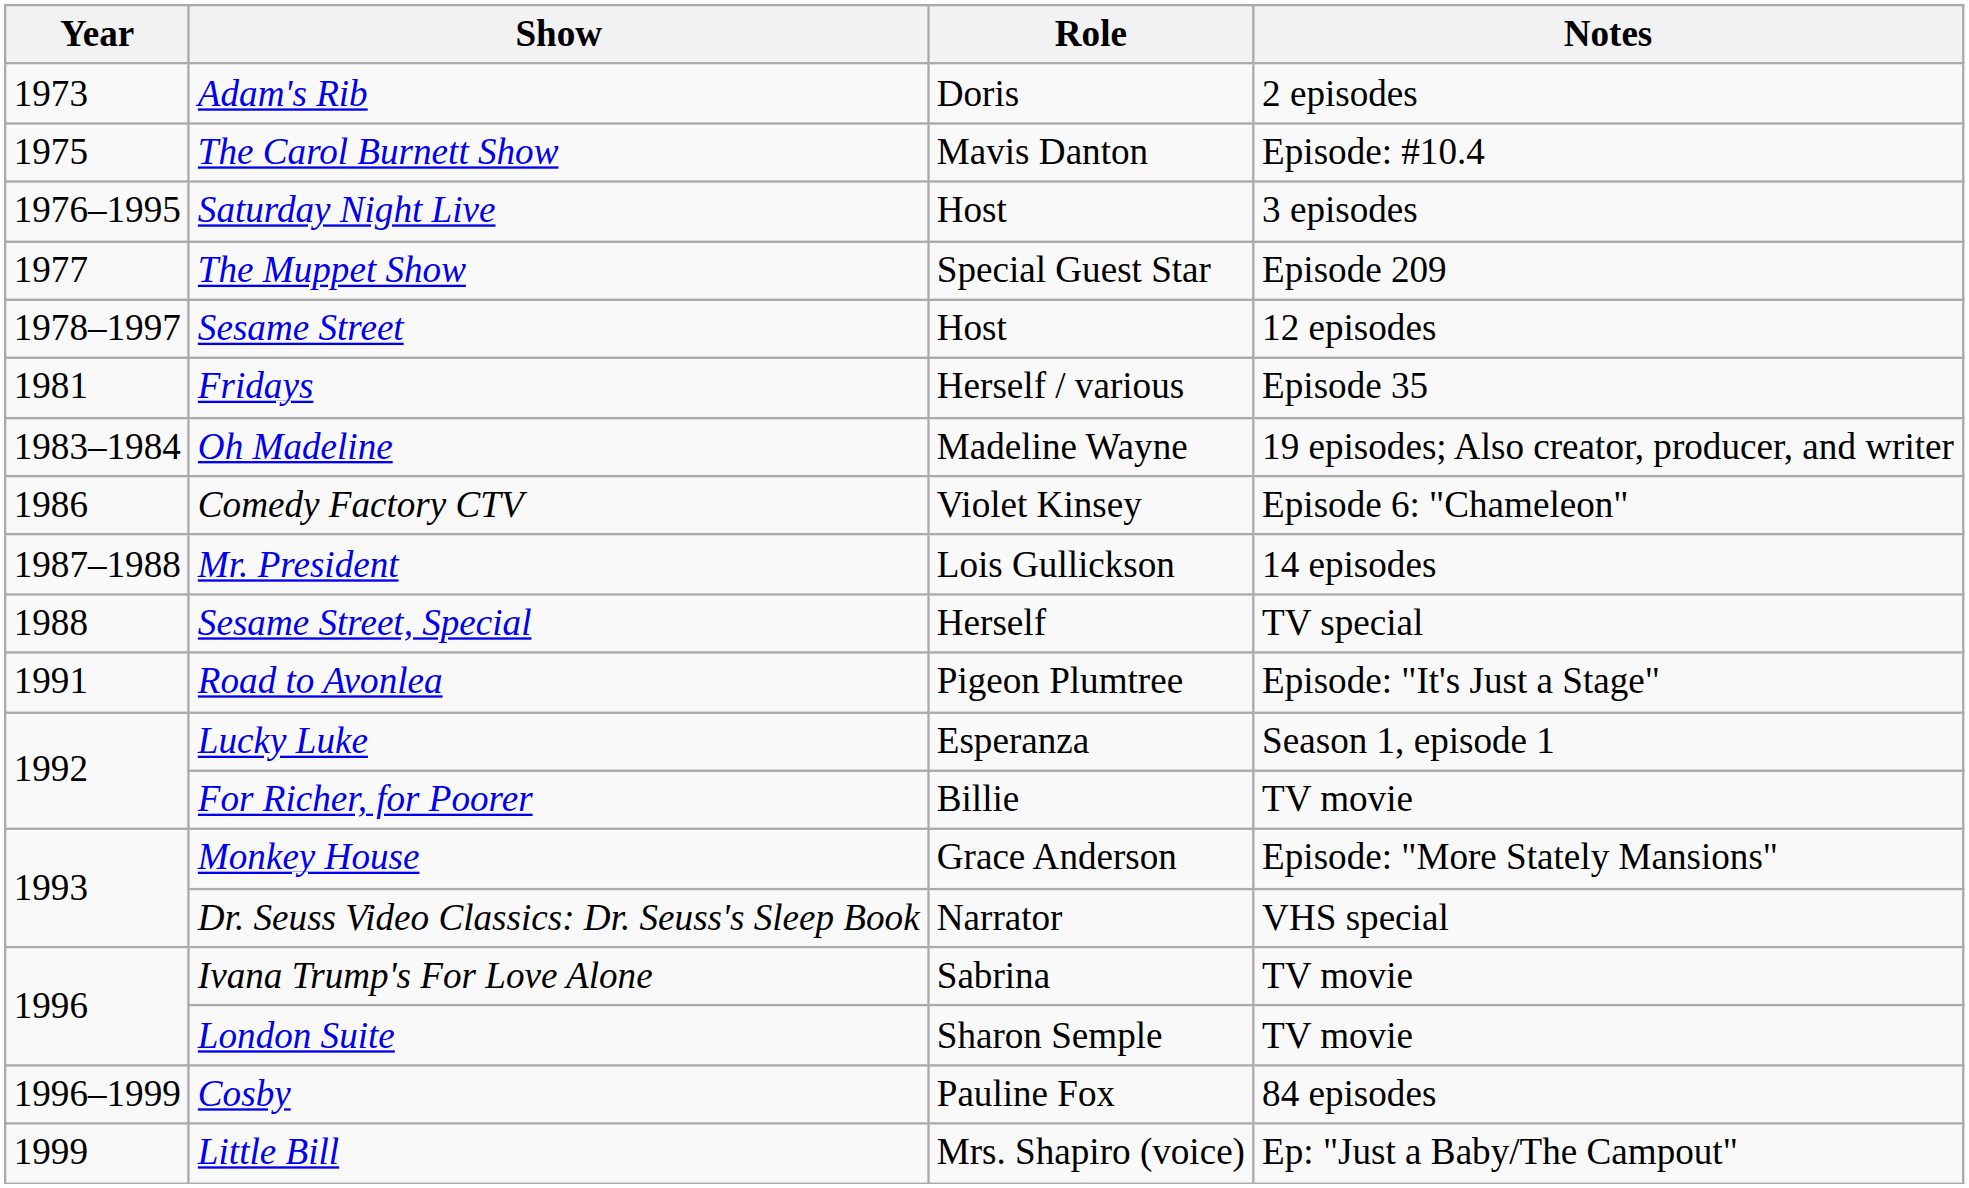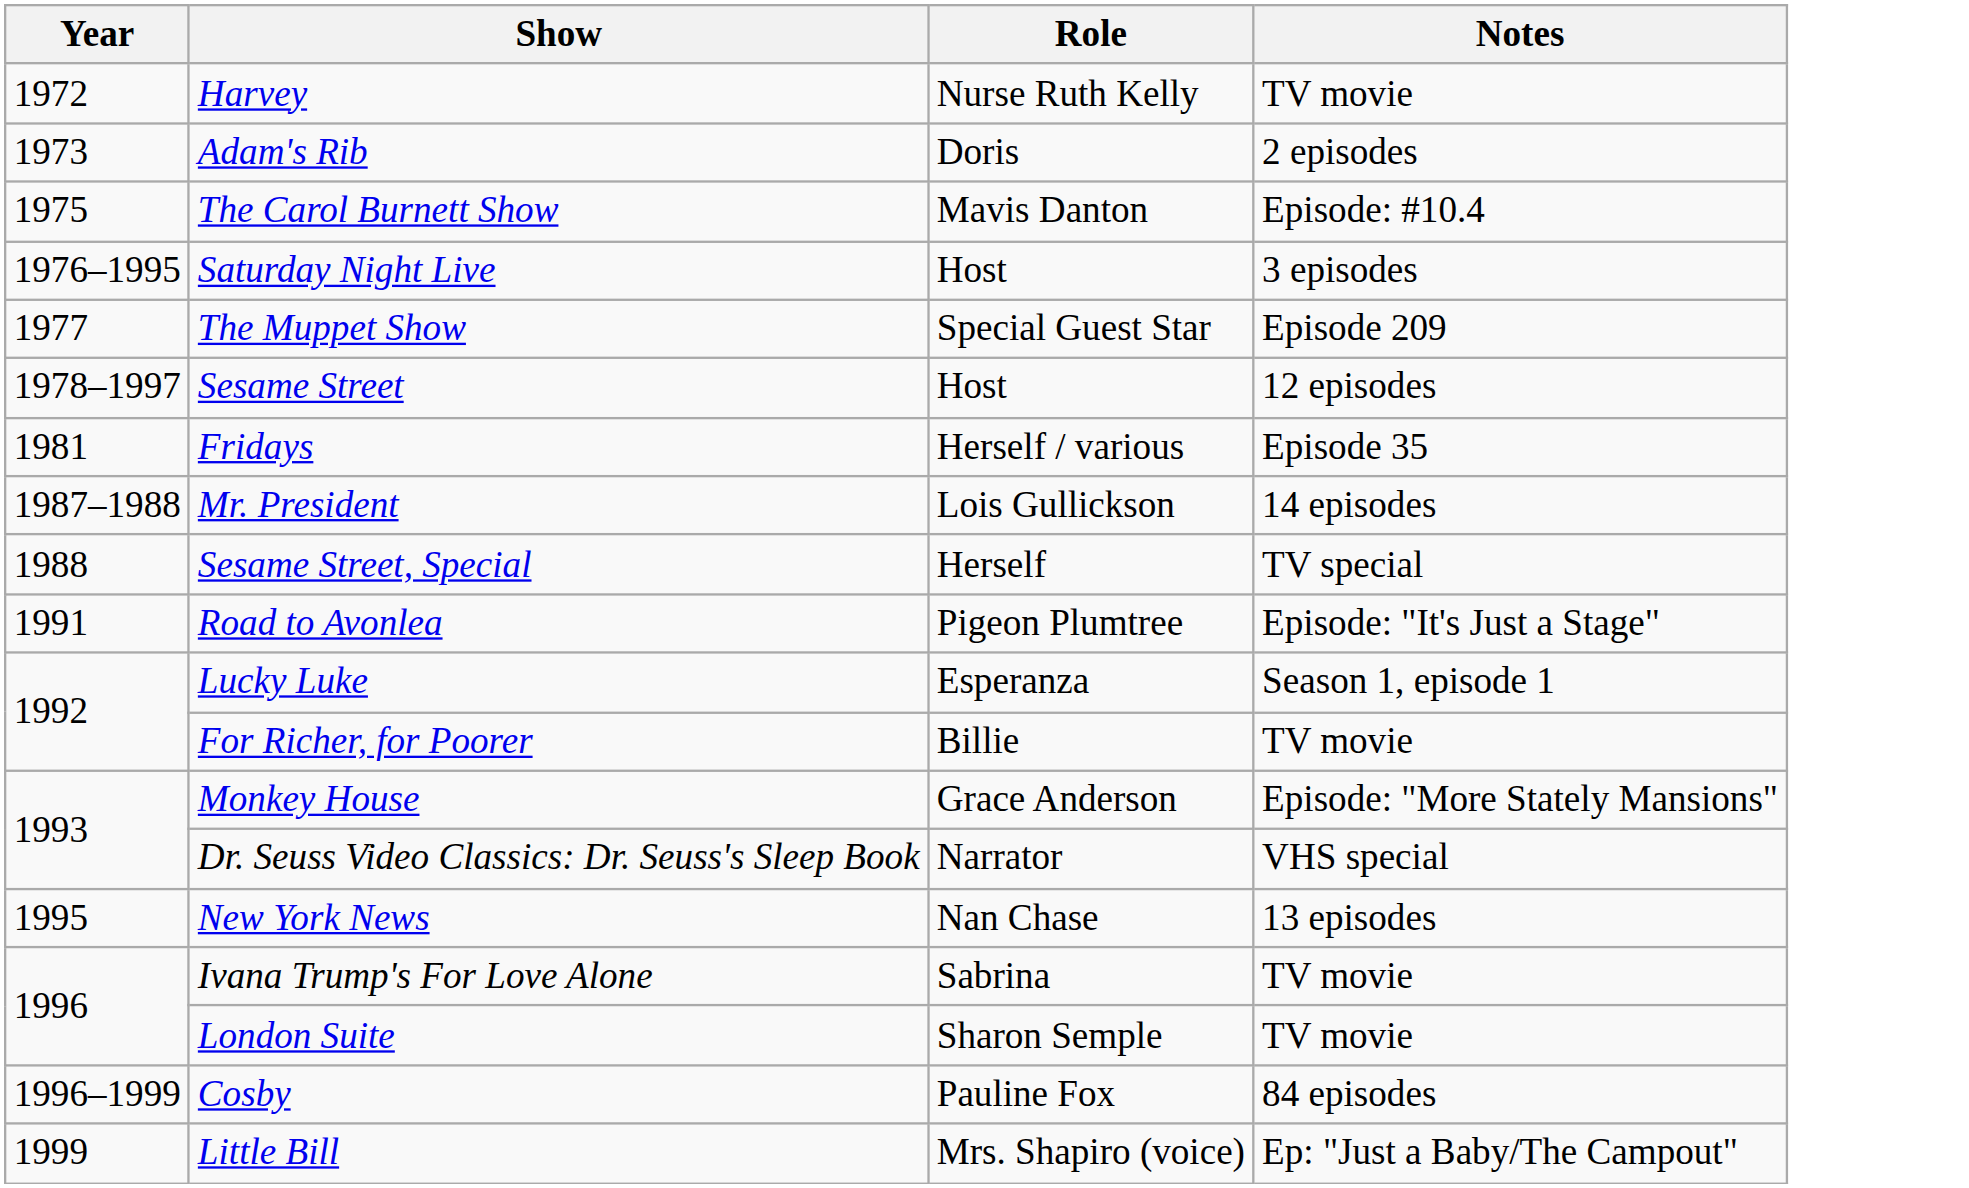+ row: (252, 92)
- row: (295, 446)
- row: (361, 504)
+ row: (314, 916)
